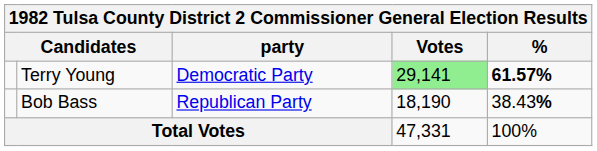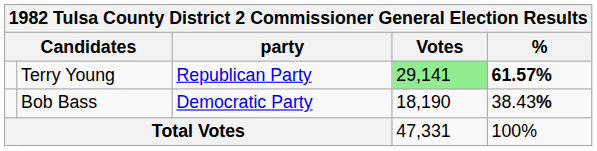(245, 74) Democratic Party -> (244, 74) Republican Party
(244, 103) Republican Party -> (245, 103) Democratic Party
